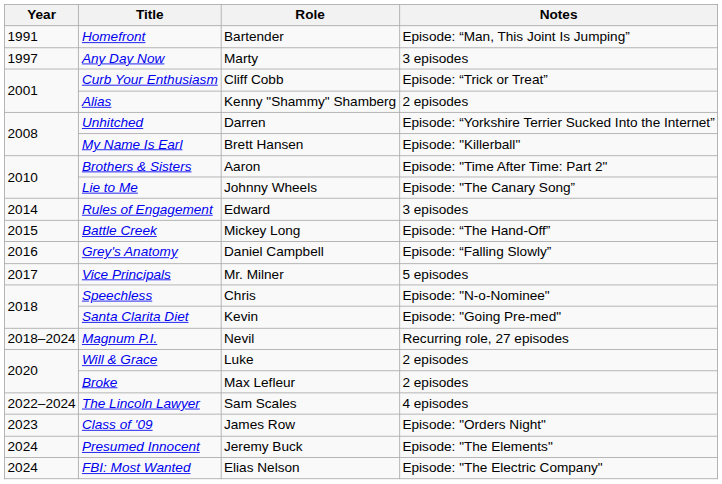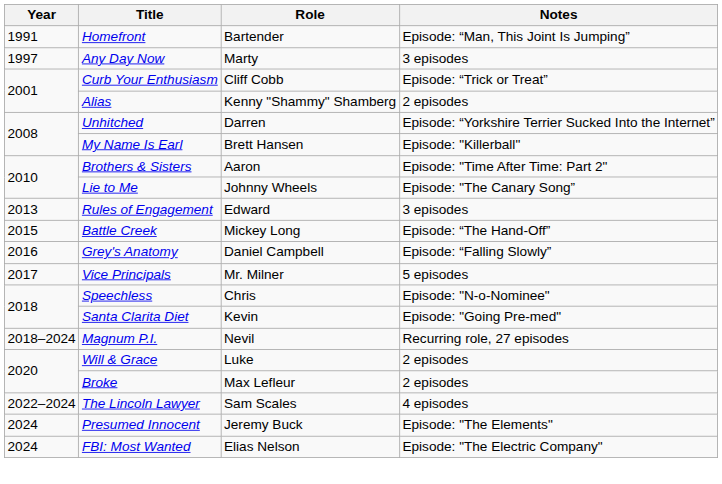(23, 209) 2014 -> (23, 209) 2013
- row: (117, 425)
